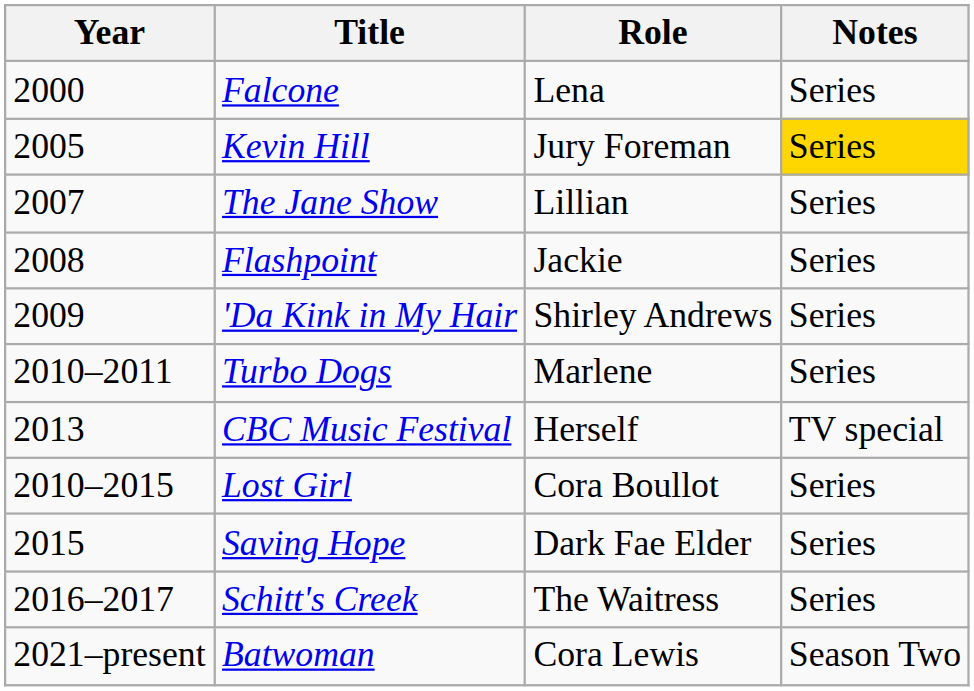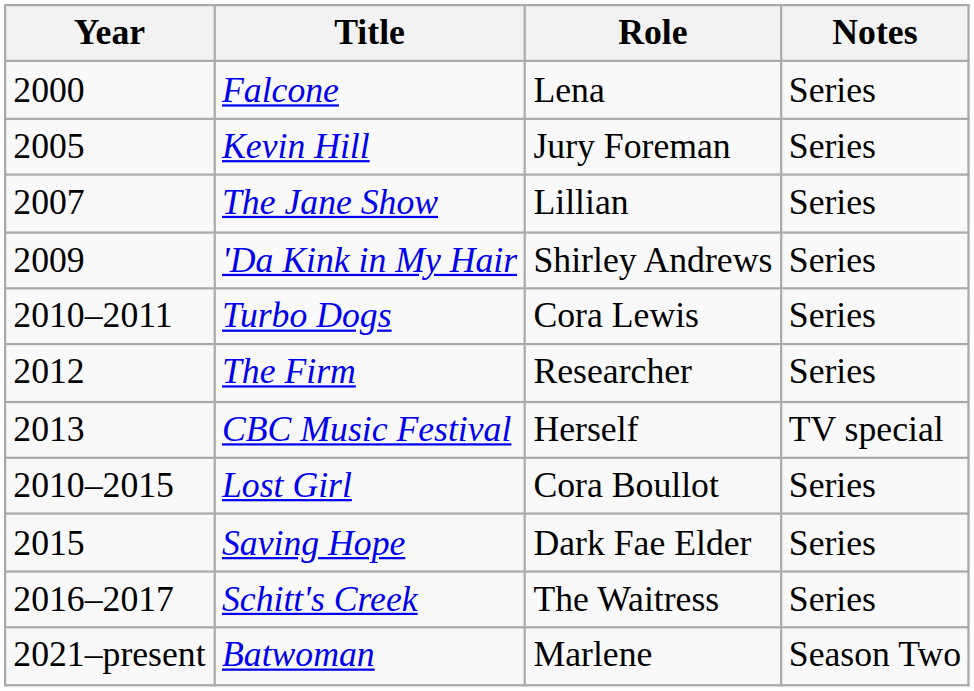(832, 145) gold background -> (832, 145) no background
- row: (299, 259)
(593, 372) Marlene -> (616, 315) Cora Lewis
+ row: (289, 372)
(616, 655) Cora Lewis -> (593, 655) Marlene
